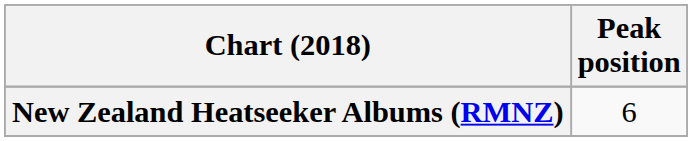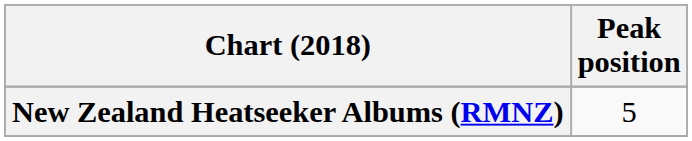(629, 111) 6 -> (629, 111) 5
